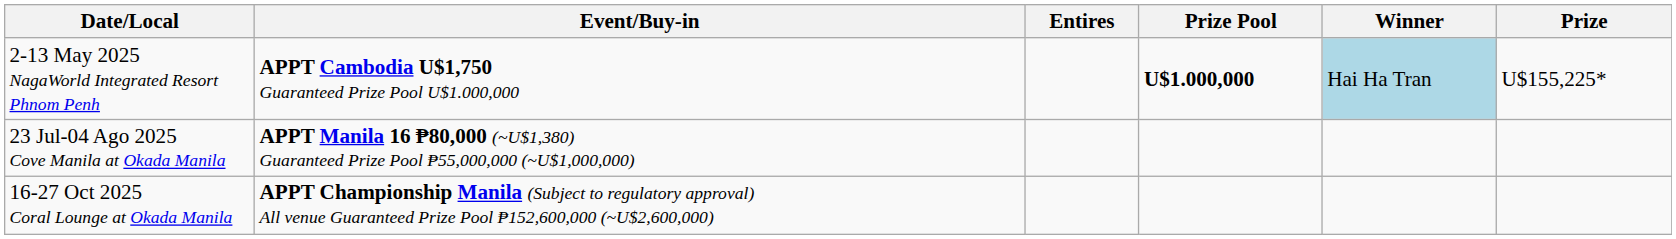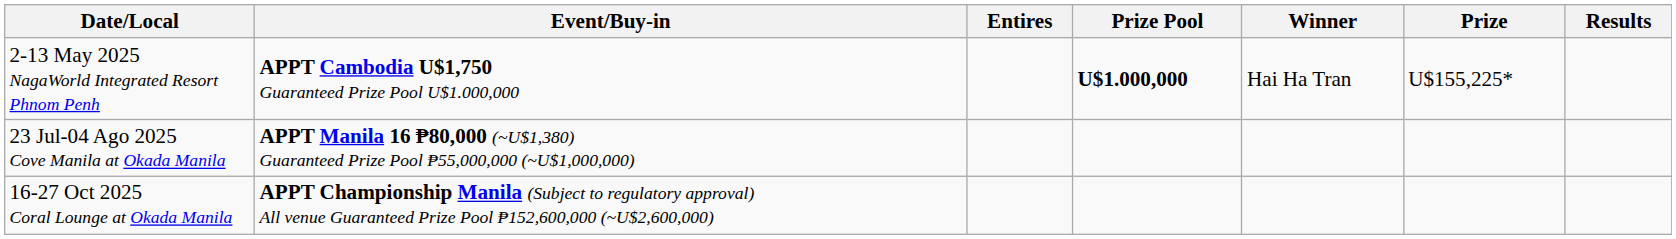+ column: (1619, 21)
(1379, 78) lightblue background -> (1299, 78) no background
